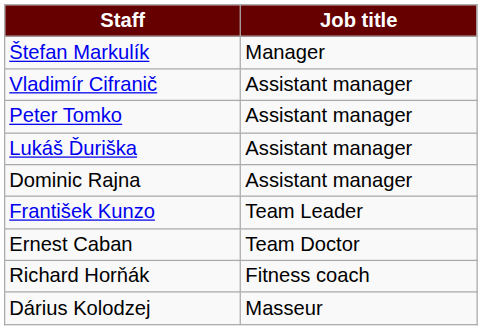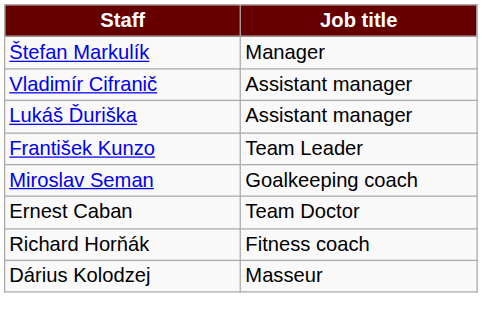- row: (66, 116)
- row: (75, 180)
+ row: (82, 180)
